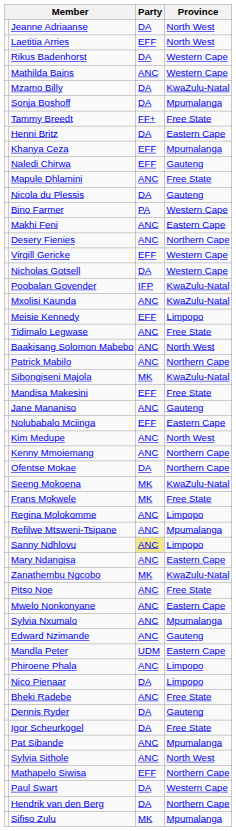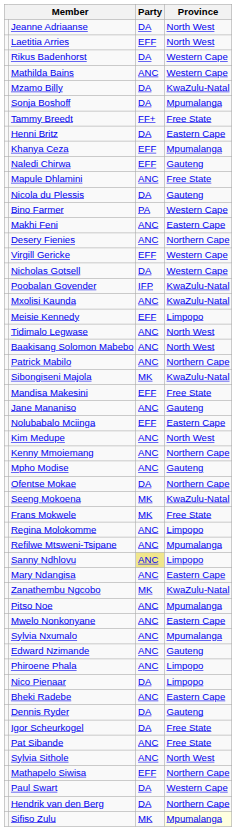(189, 331) Free State -> (190, 331) North West
+ row: (40, 468)
(189, 590) Free State -> (194, 605) Mpumalanga
- row: (39, 651)
(189, 697) Free State -> (196, 697) Eastern Cape
(194, 742) Mpumalanga -> (189, 742) Free State
(194, 819) no background -> (194, 819) lightyellow background
